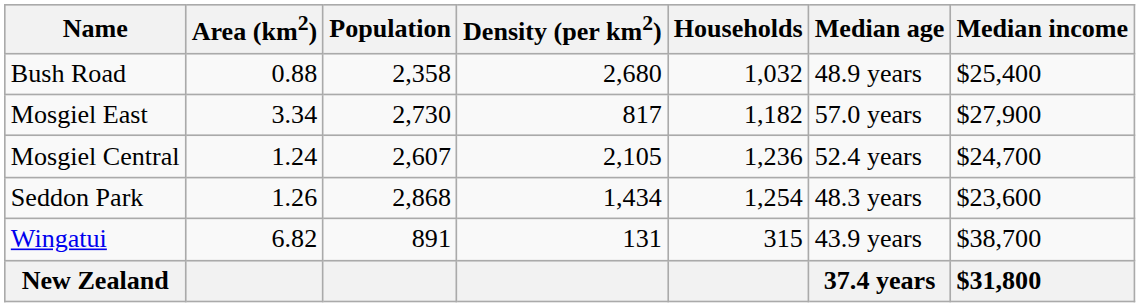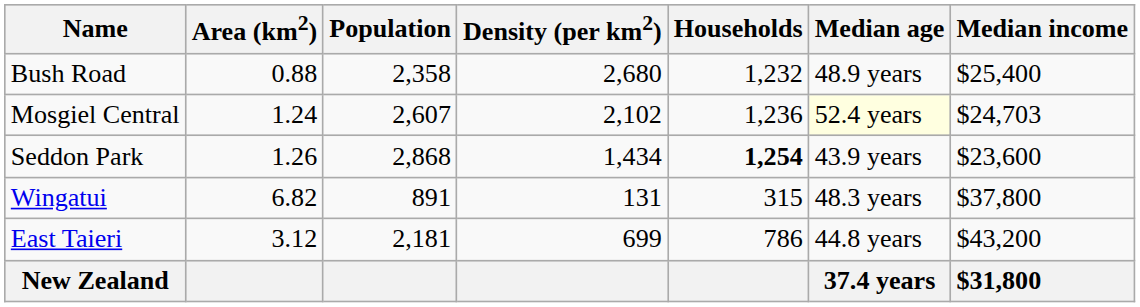(773, 73) 1,032 -> (773, 73) 1,232
- row: (79, 114)
(632, 156) 2,105 -> (632, 114) 2,102
(868, 156) no background -> (868, 114) lightyellow background
(999, 156) $24,700 -> (999, 114) $24,703
(773, 197) normal -> (773, 156) bold
(868, 197) 48.3 years -> (868, 156) 43.9 years
(868, 239) 43.9 years -> (868, 197) 48.3 years
(999, 239) $38,700 -> (999, 197) $37,800
+ row: (67, 239)
